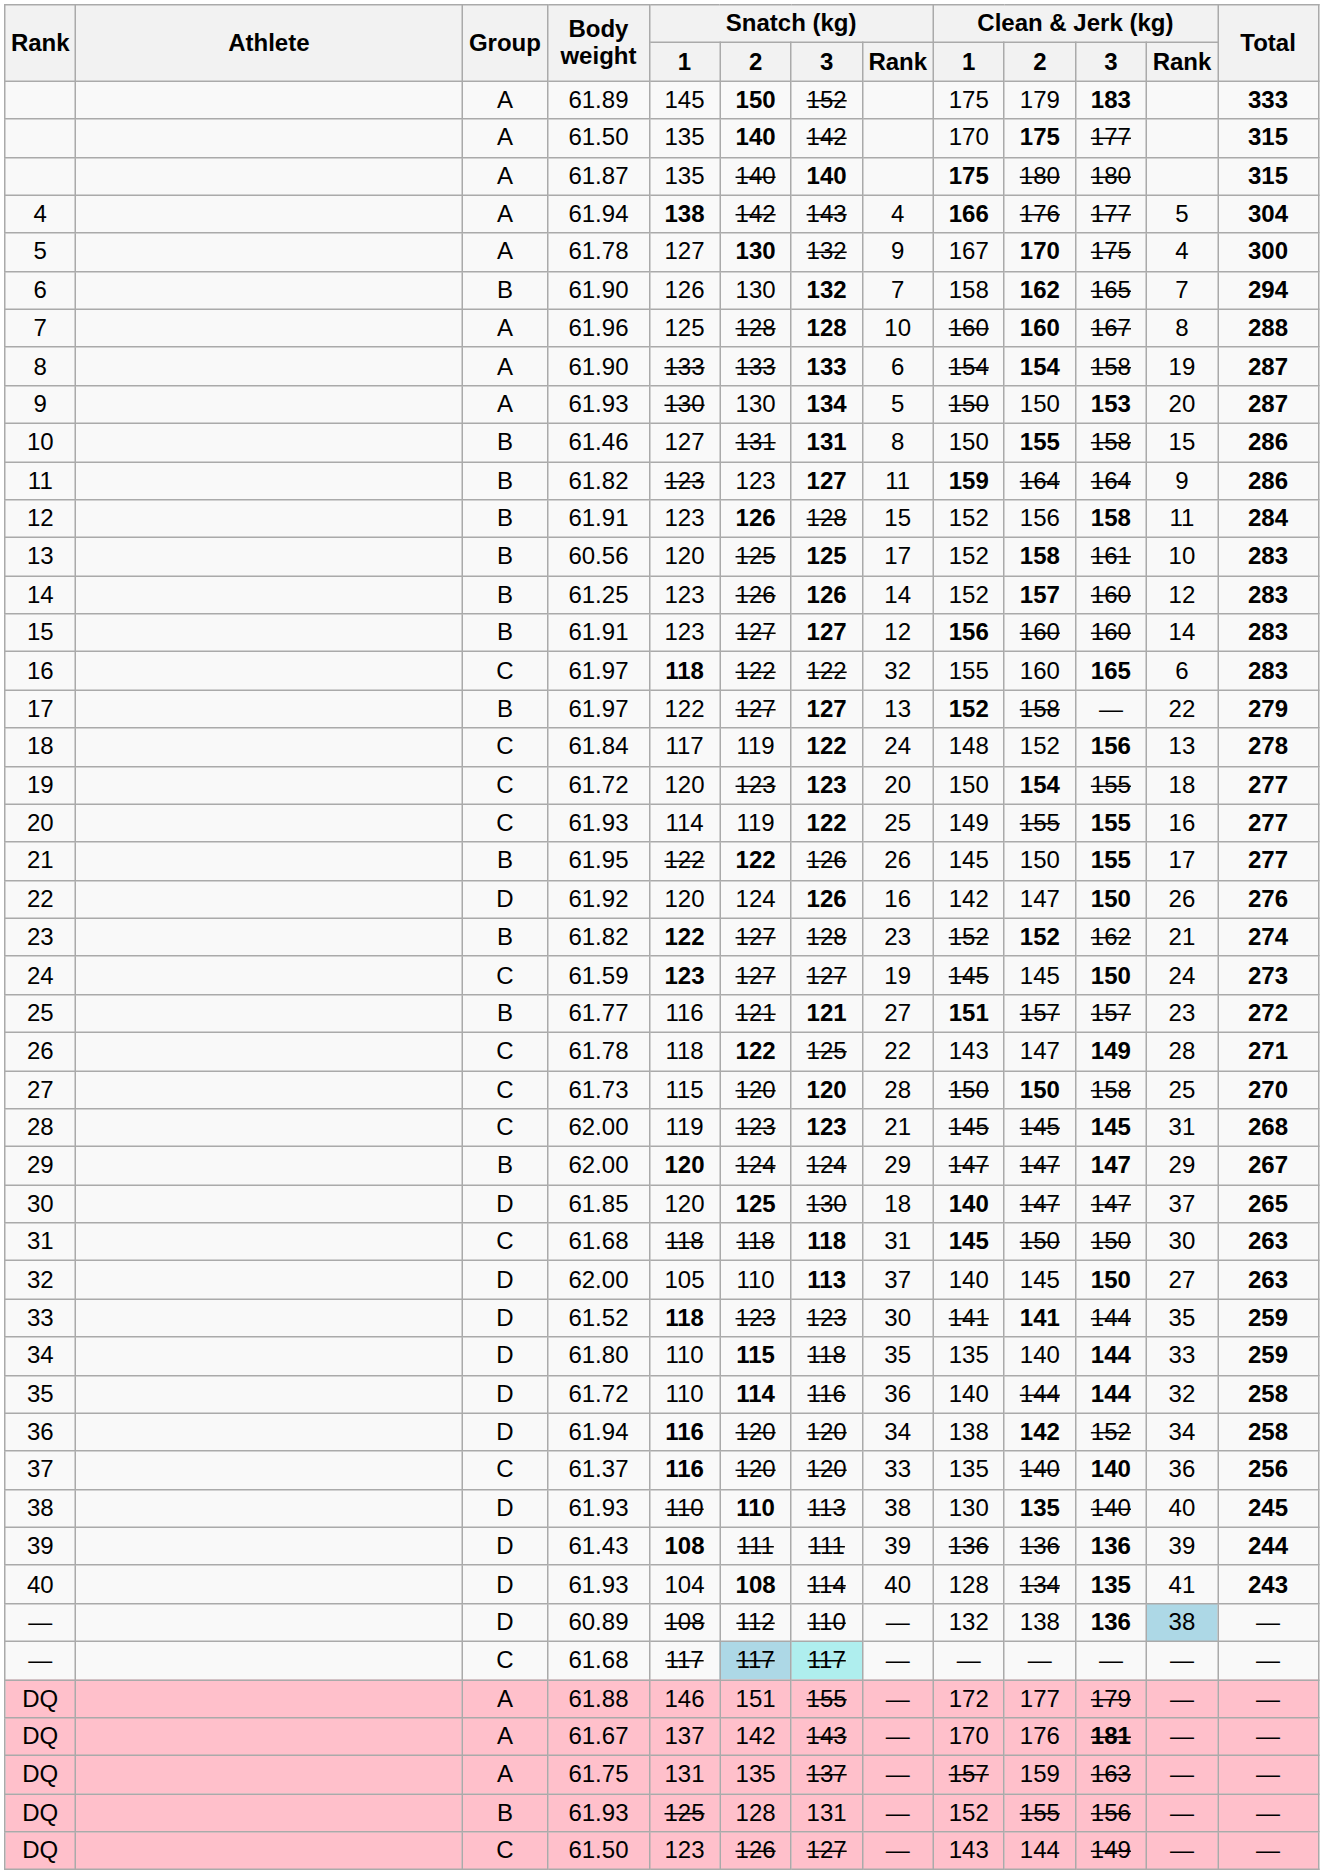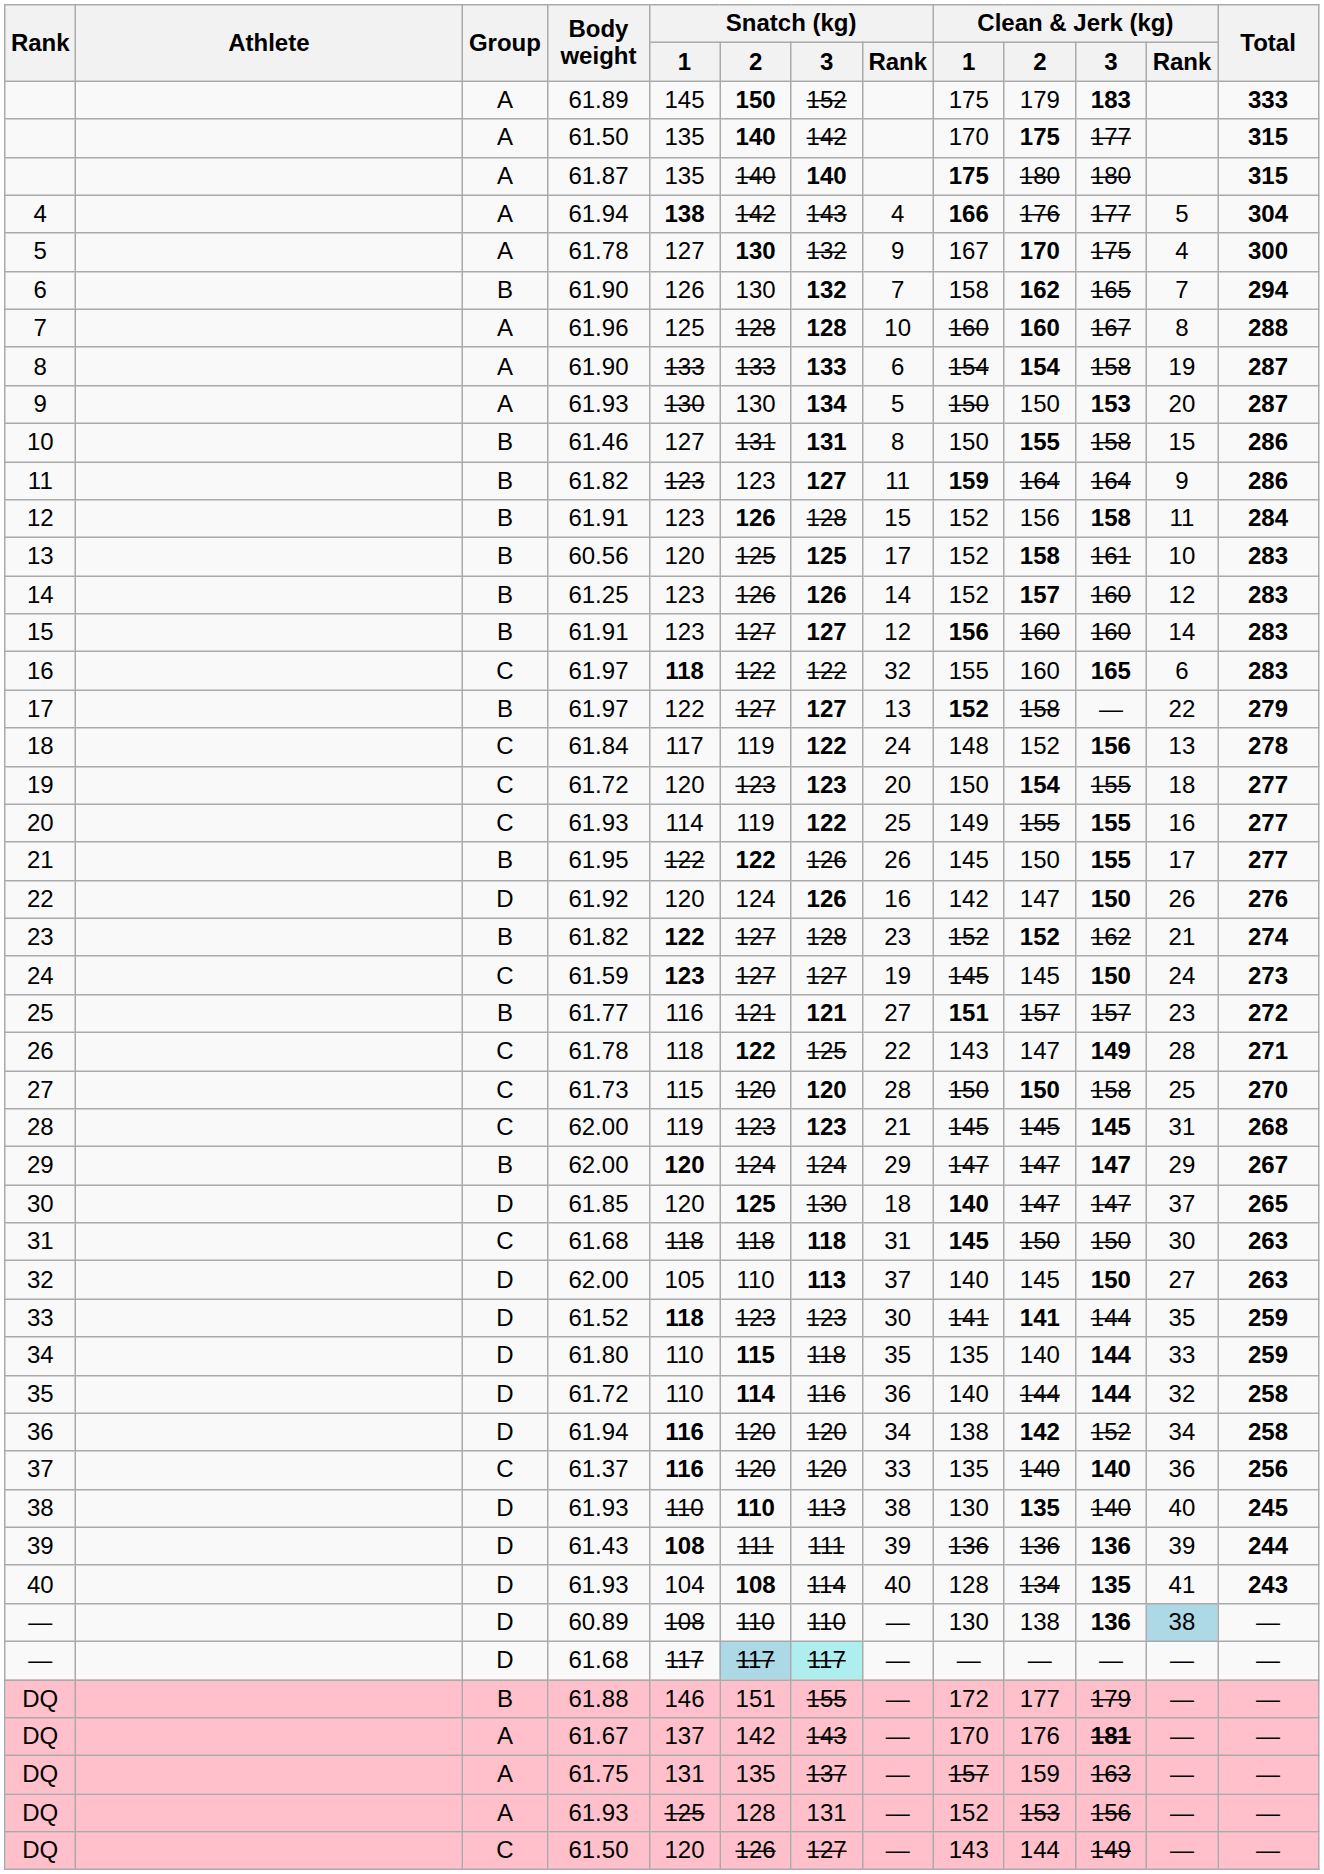(756, 1622) 112 -> (756, 1622) 110
(969, 1622) 132 -> (969, 1622) 130
(505, 1660) C -> (505, 1660) D
(505, 1698) A -> (505, 1698) B
(505, 1812) B -> (505, 1812) A
(1040, 1812) 155 -> (1040, 1812) 153
(685, 1850) 123 -> (685, 1850) 120
